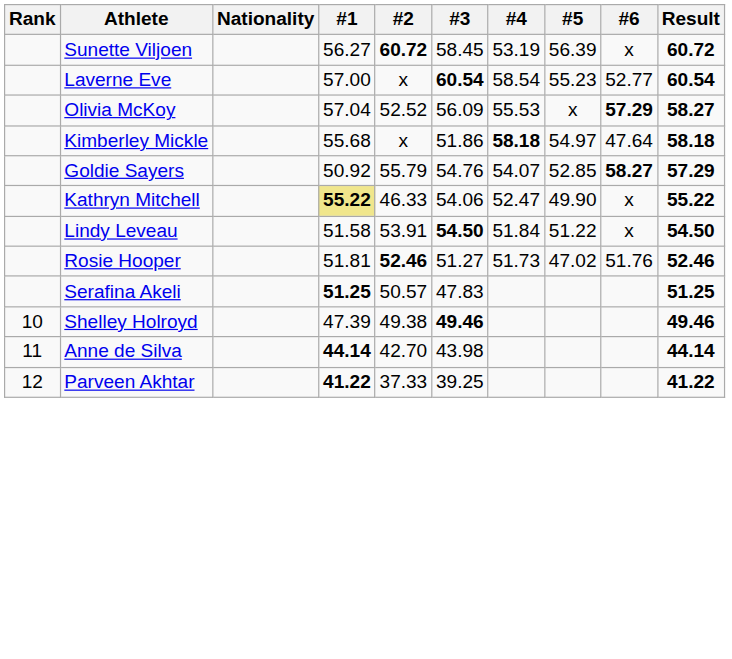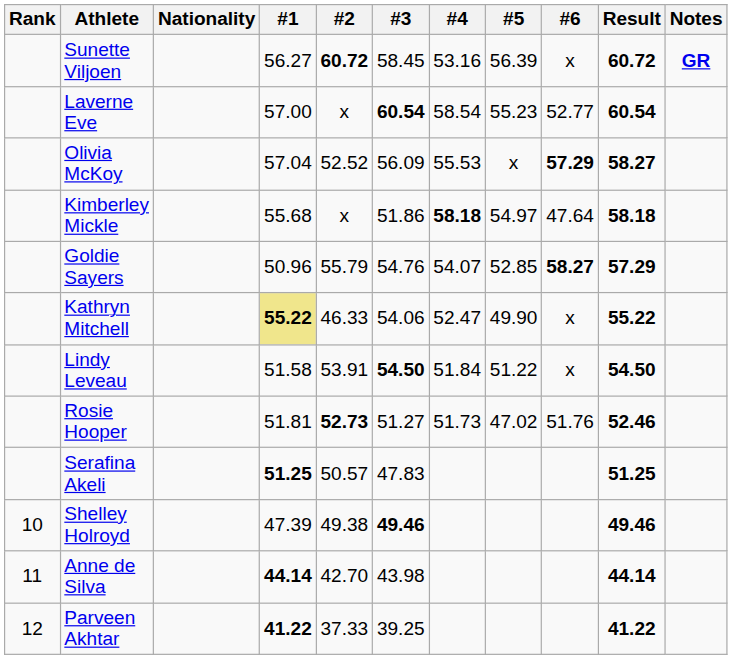+ column: (696, 19)
(516, 49) 53.19 -> (457, 60) 53.16
(347, 170) 50.92 -> (288, 266) 50.96
(403, 261) 52.46 -> (344, 421) 52.73
